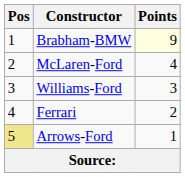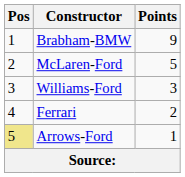(173, 40) lightyellow background -> (173, 40) no background
(173, 64) 4 -> (173, 64) 5
